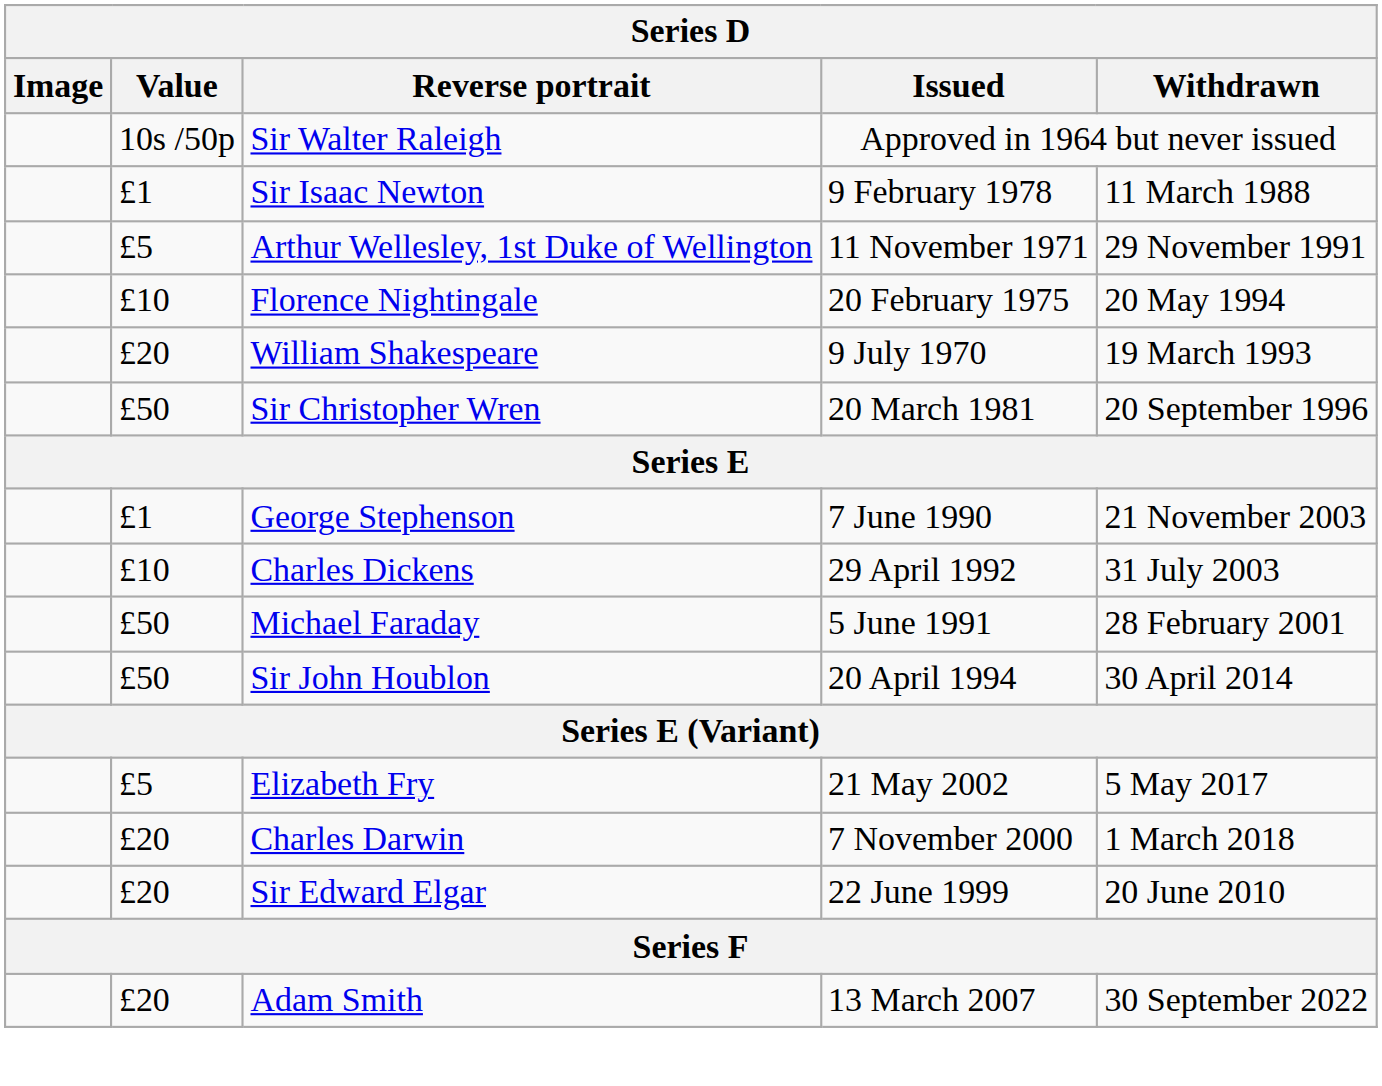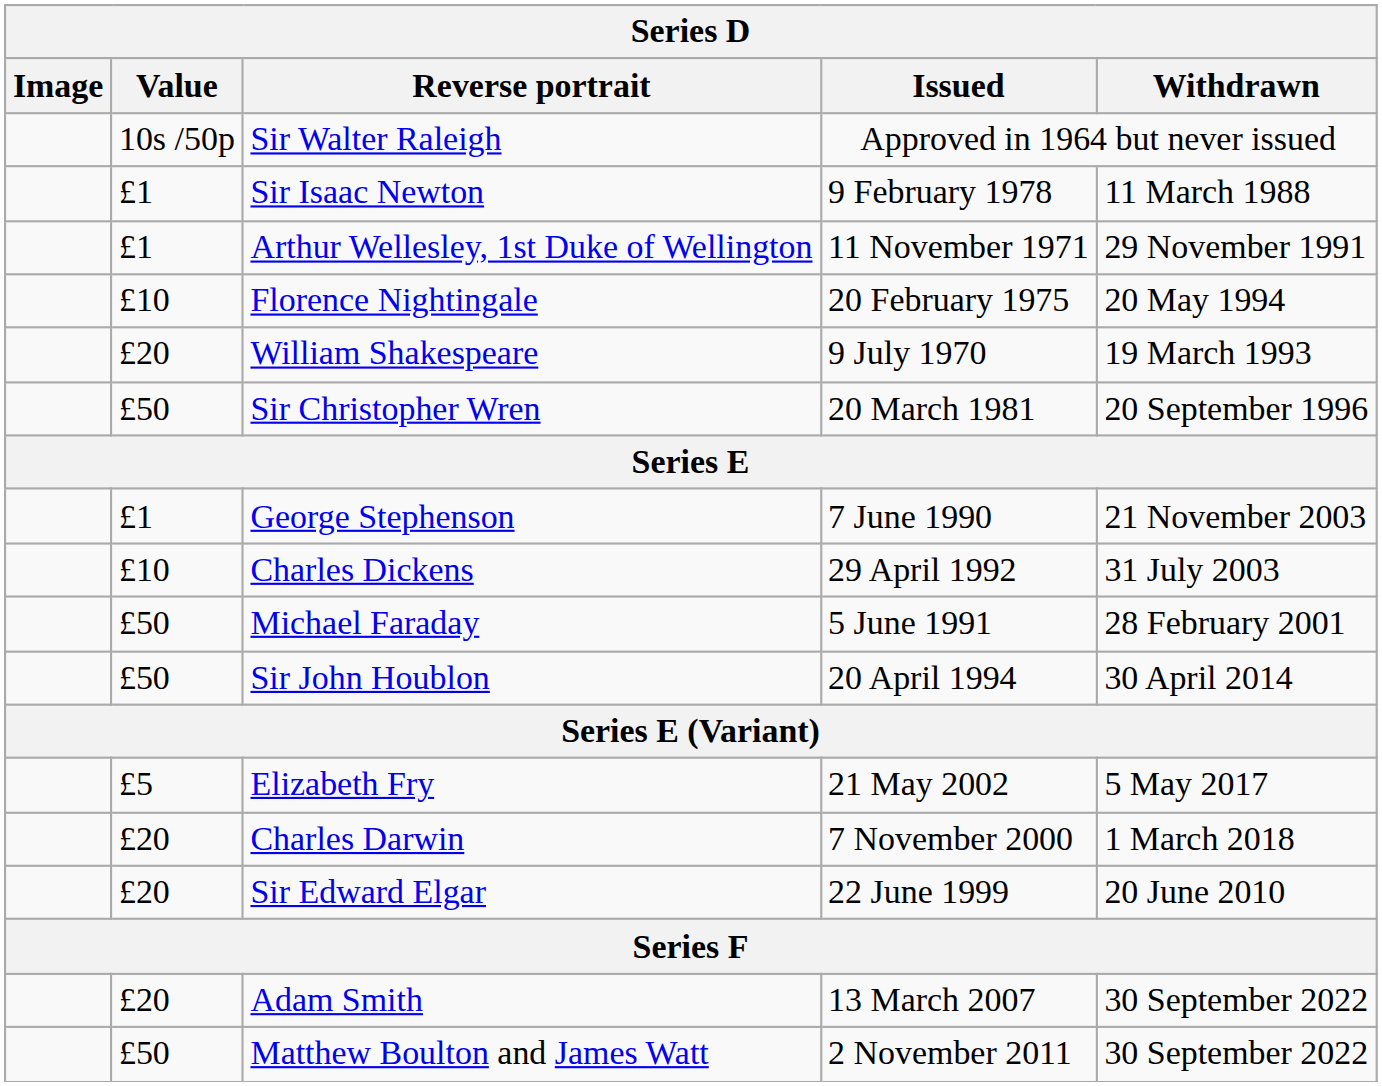(136, 246) £5 -> (136, 246) £1
+ row: (480, 1053)
